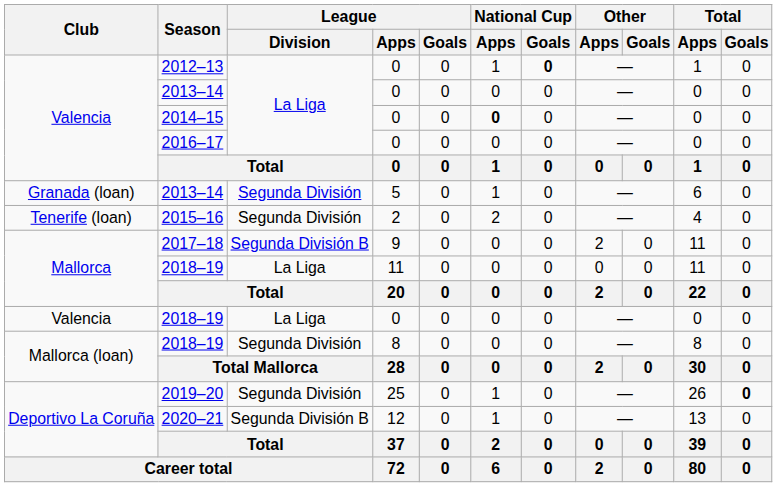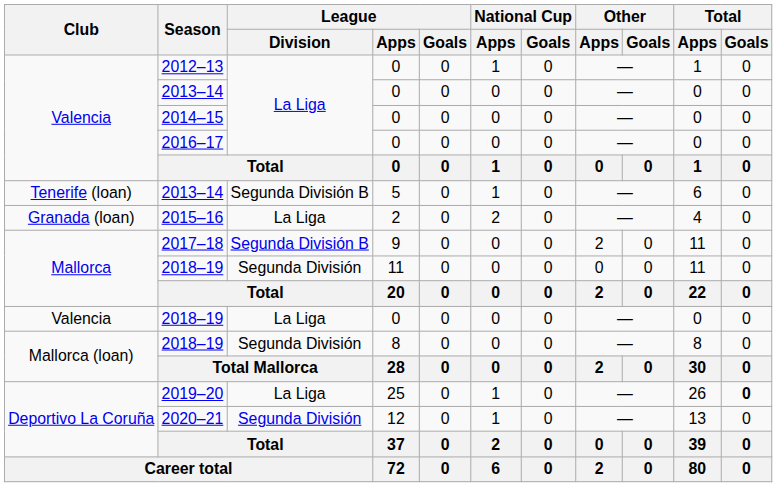(548, 67) bold -> (548, 67) normal
(496, 117) bold -> (496, 117) normal
(81, 192) Granada (loan) -> (81, 192) Tenerife (loan)
(300, 192) Segunda División -> (300, 192) Segunda División B
(81, 218) Tenerife (loan) -> (81, 218) Granada (loan)
(300, 218) Segunda División -> (300, 218) La Liga
(300, 268) La Liga -> (300, 268) Segunda División
(300, 393) Segunda División -> (300, 393) La Liga
(300, 419) Segunda División B -> (300, 419) Segunda División
